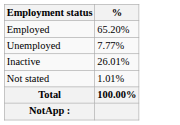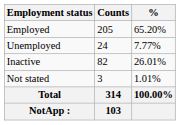+ column: (113, 12)
